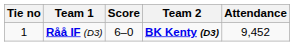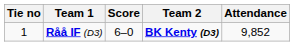(256, 31) 9,452 -> (256, 31) 9,852
